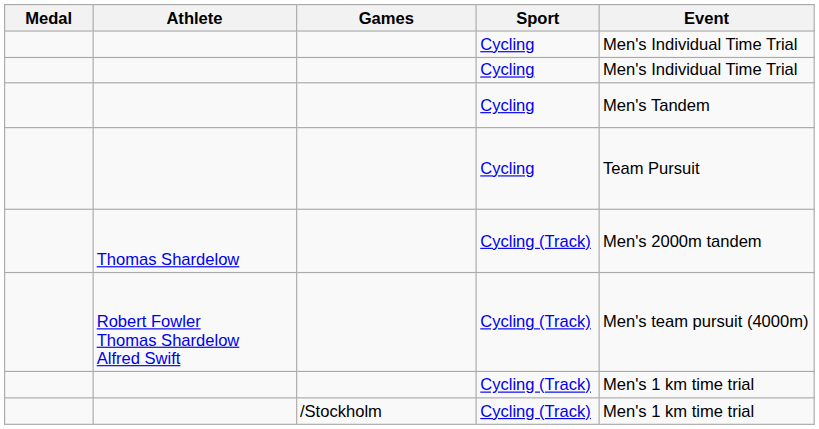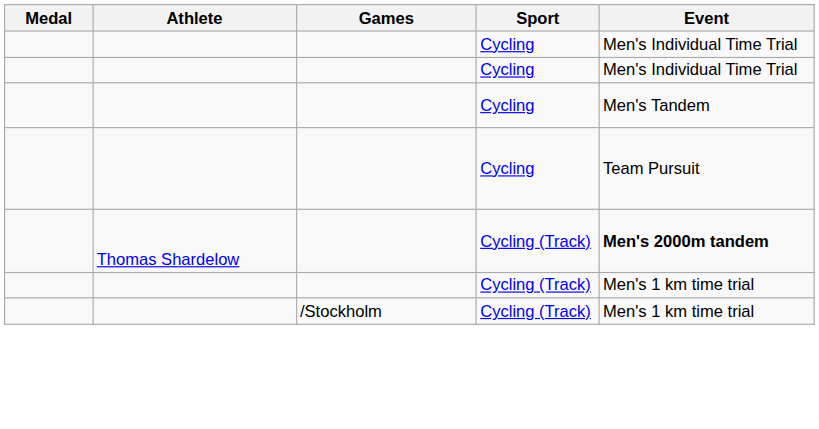(682, 241) normal -> (686, 241) bold
- row: (168, 341)
